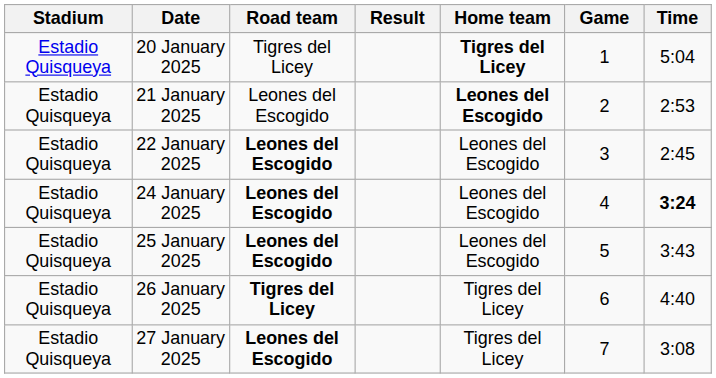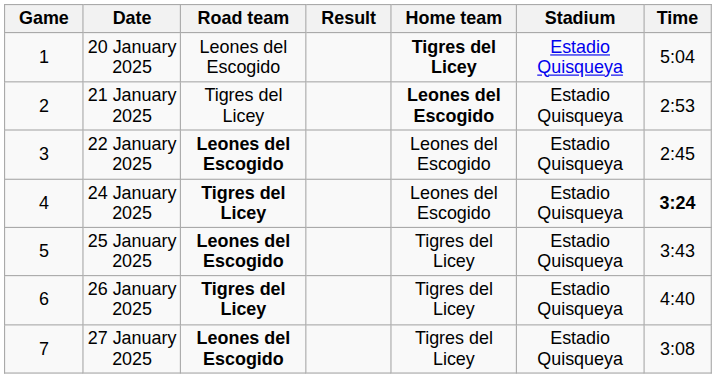columns swapped: (604, 18) <-> (68, 18)
(292, 57) Tigres del Licey -> (243, 57) Leones del Escogido
(292, 105) Leones del Escogido -> (243, 105) Tigres del Licey
(292, 202) Leones del Escogido -> (243, 202) Tigres del Licey
(503, 251) Leones del Escogido -> (454, 251) Tigres del Licey
